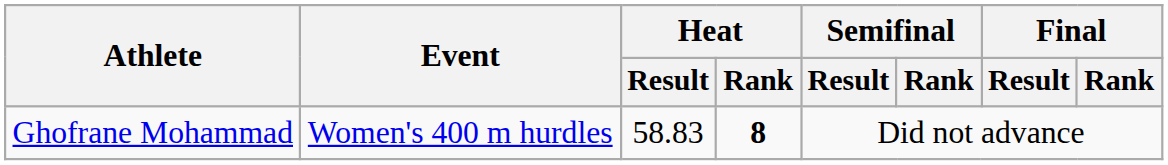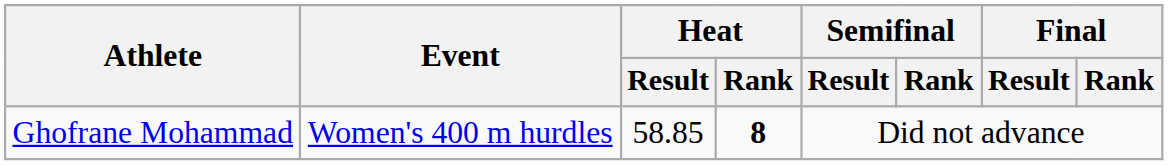(668, 132) 58.83 -> (668, 132) 58.85
